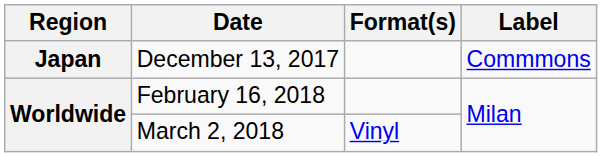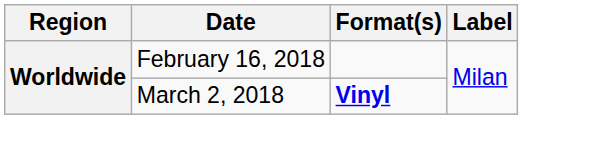- row: (238, 59)
(374, 132) normal -> (363, 95) bold
